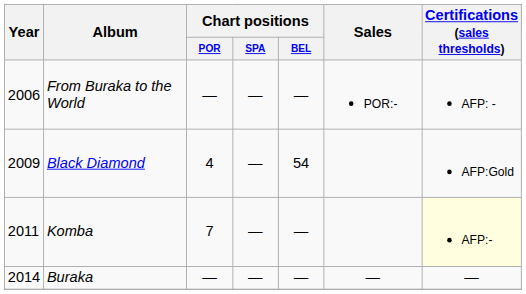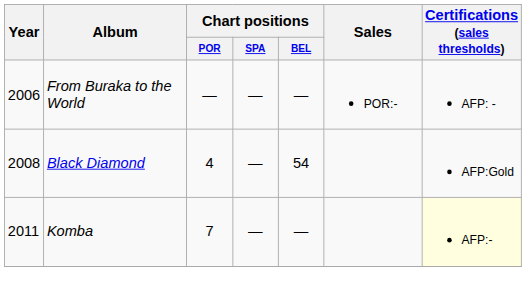(24, 163) 2009 -> (24, 163) 2008
- row: (70, 277)
